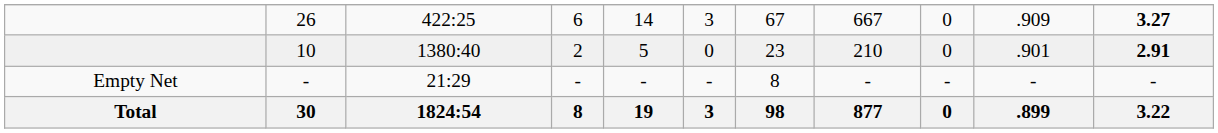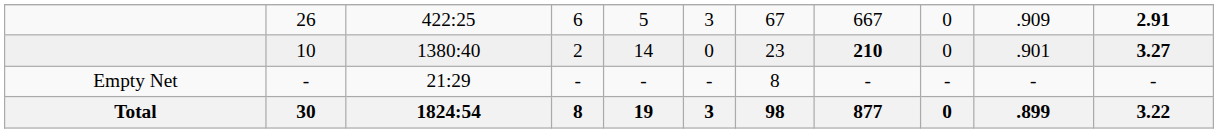(643, 19) 14 -> (643, 19) 5
(1153, 19) 3.27 -> (1153, 19) 2.91
(643, 50) 5 -> (643, 50) 14
(868, 50) normal -> (868, 50) bold
(1153, 50) 2.91 -> (1153, 50) 3.27
